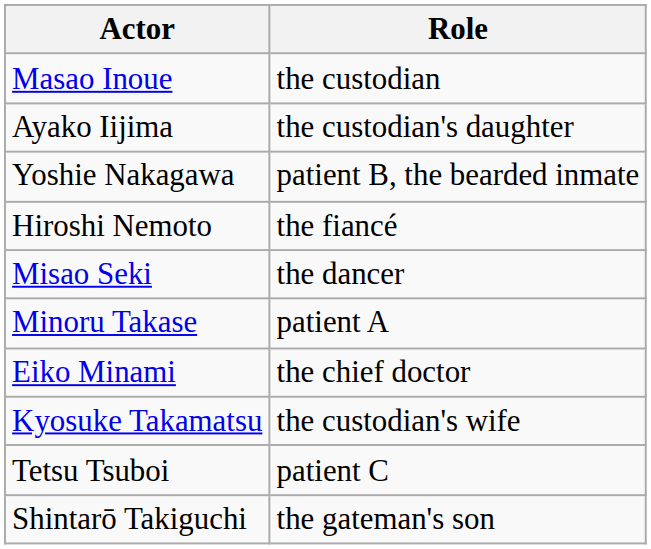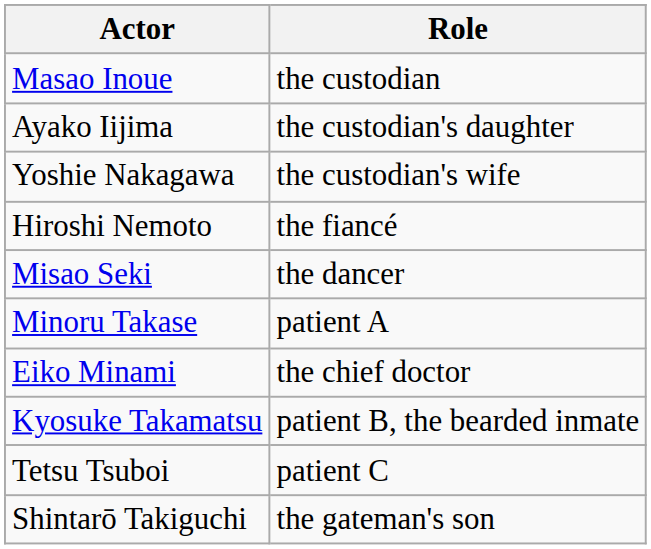(458, 175) patient B, the bearded inmate -> (399, 175) the custodian's wife
(399, 420) the custodian's wife -> (458, 420) patient B, the bearded inmate
